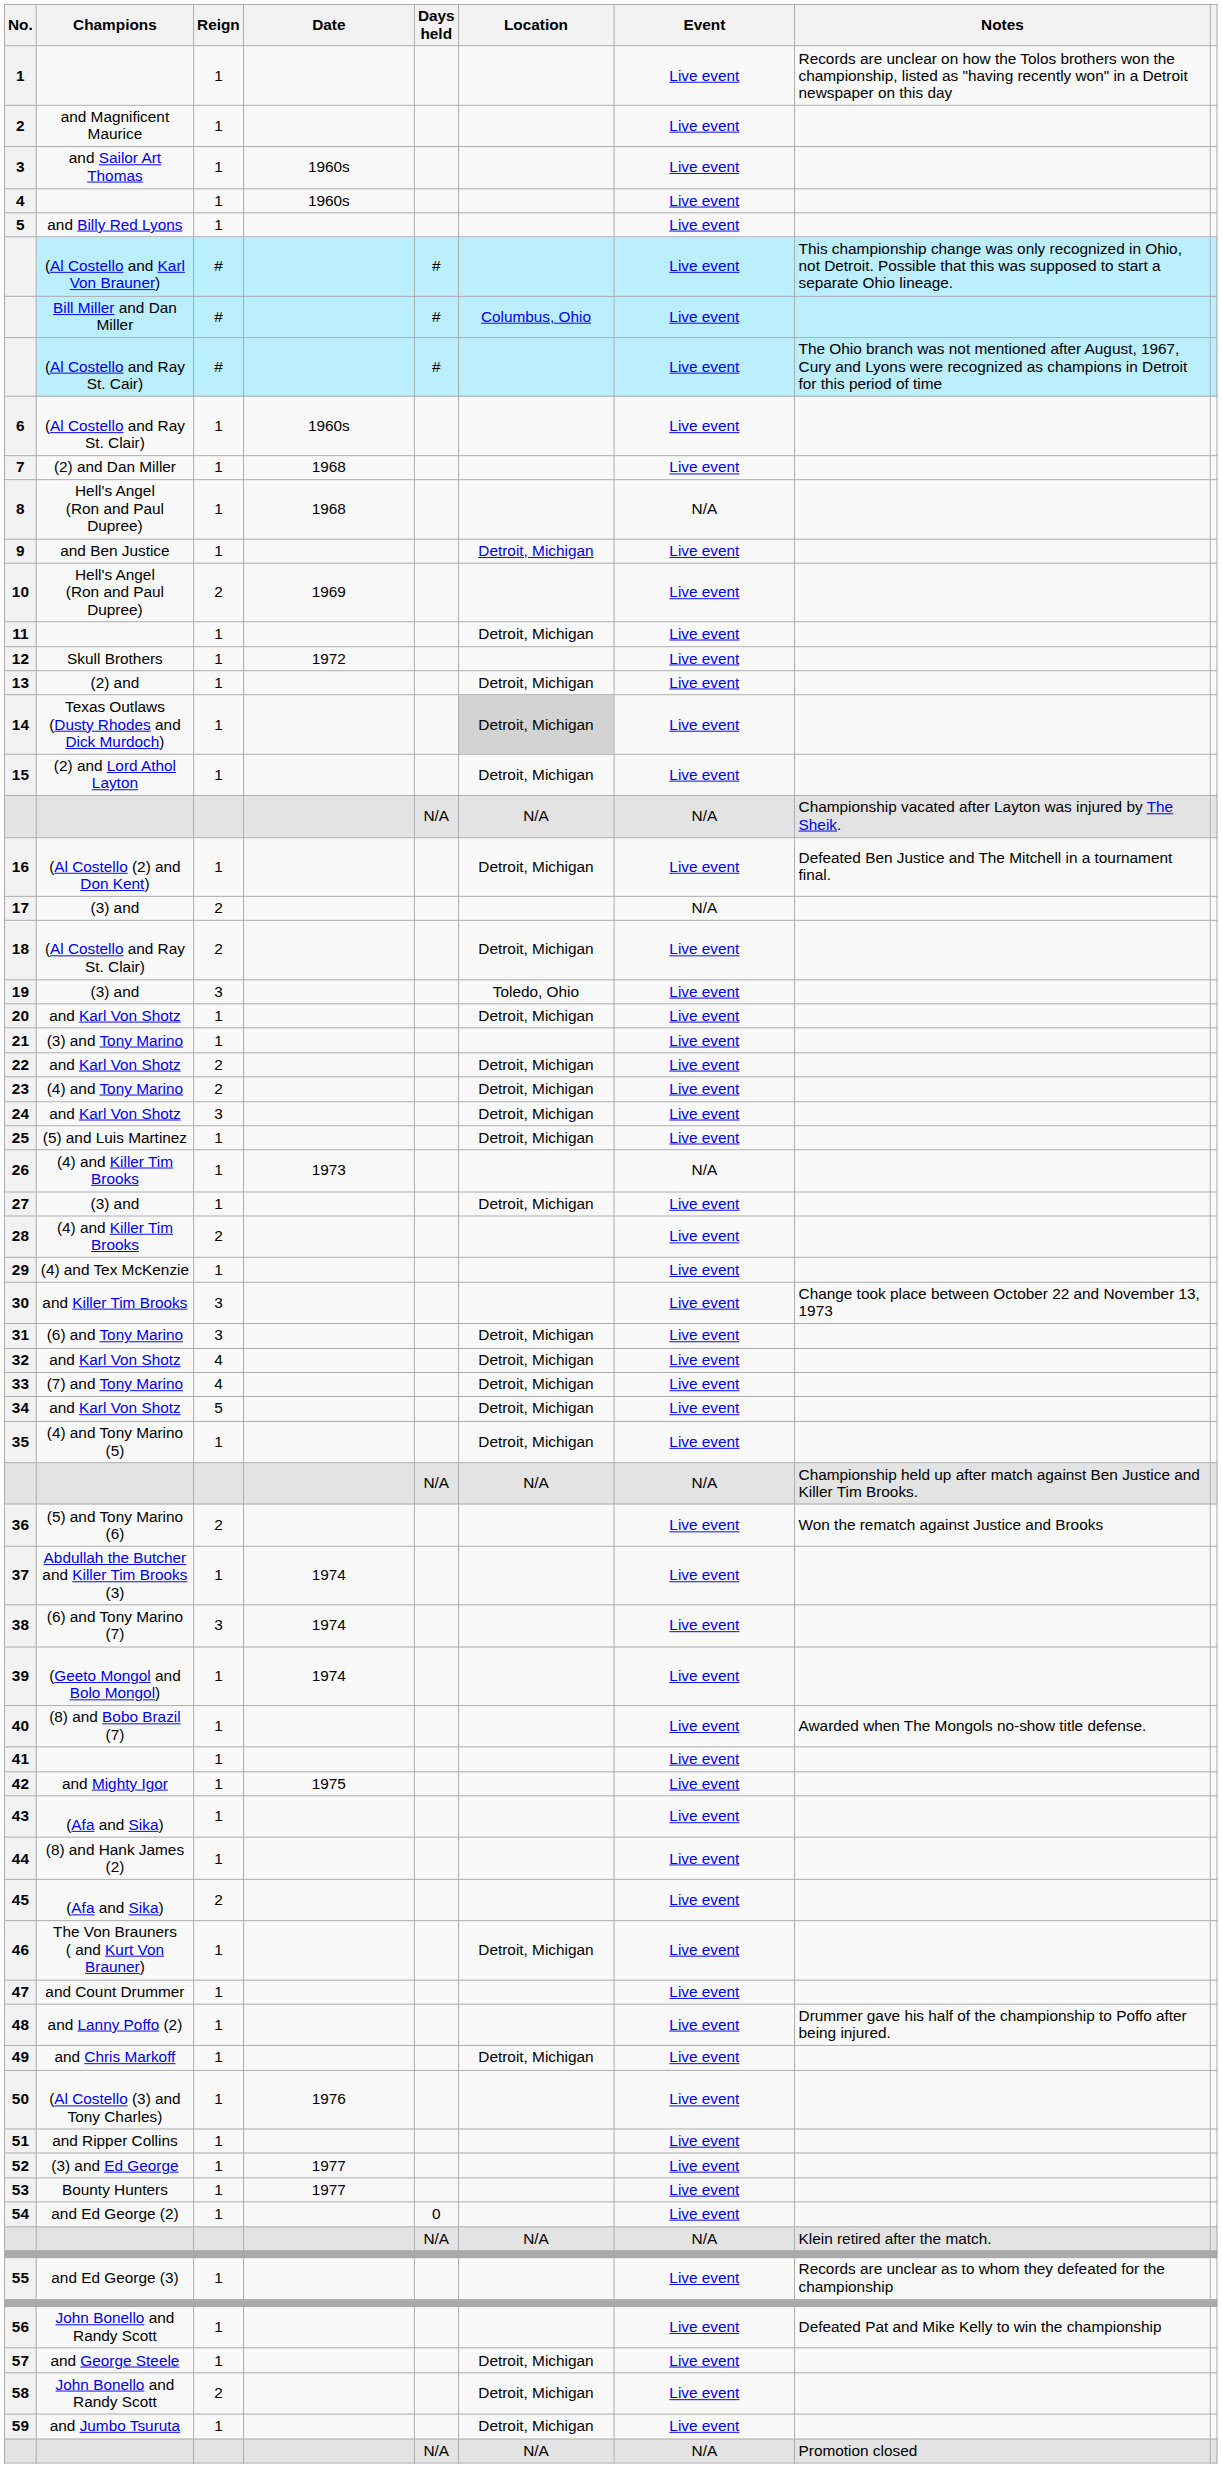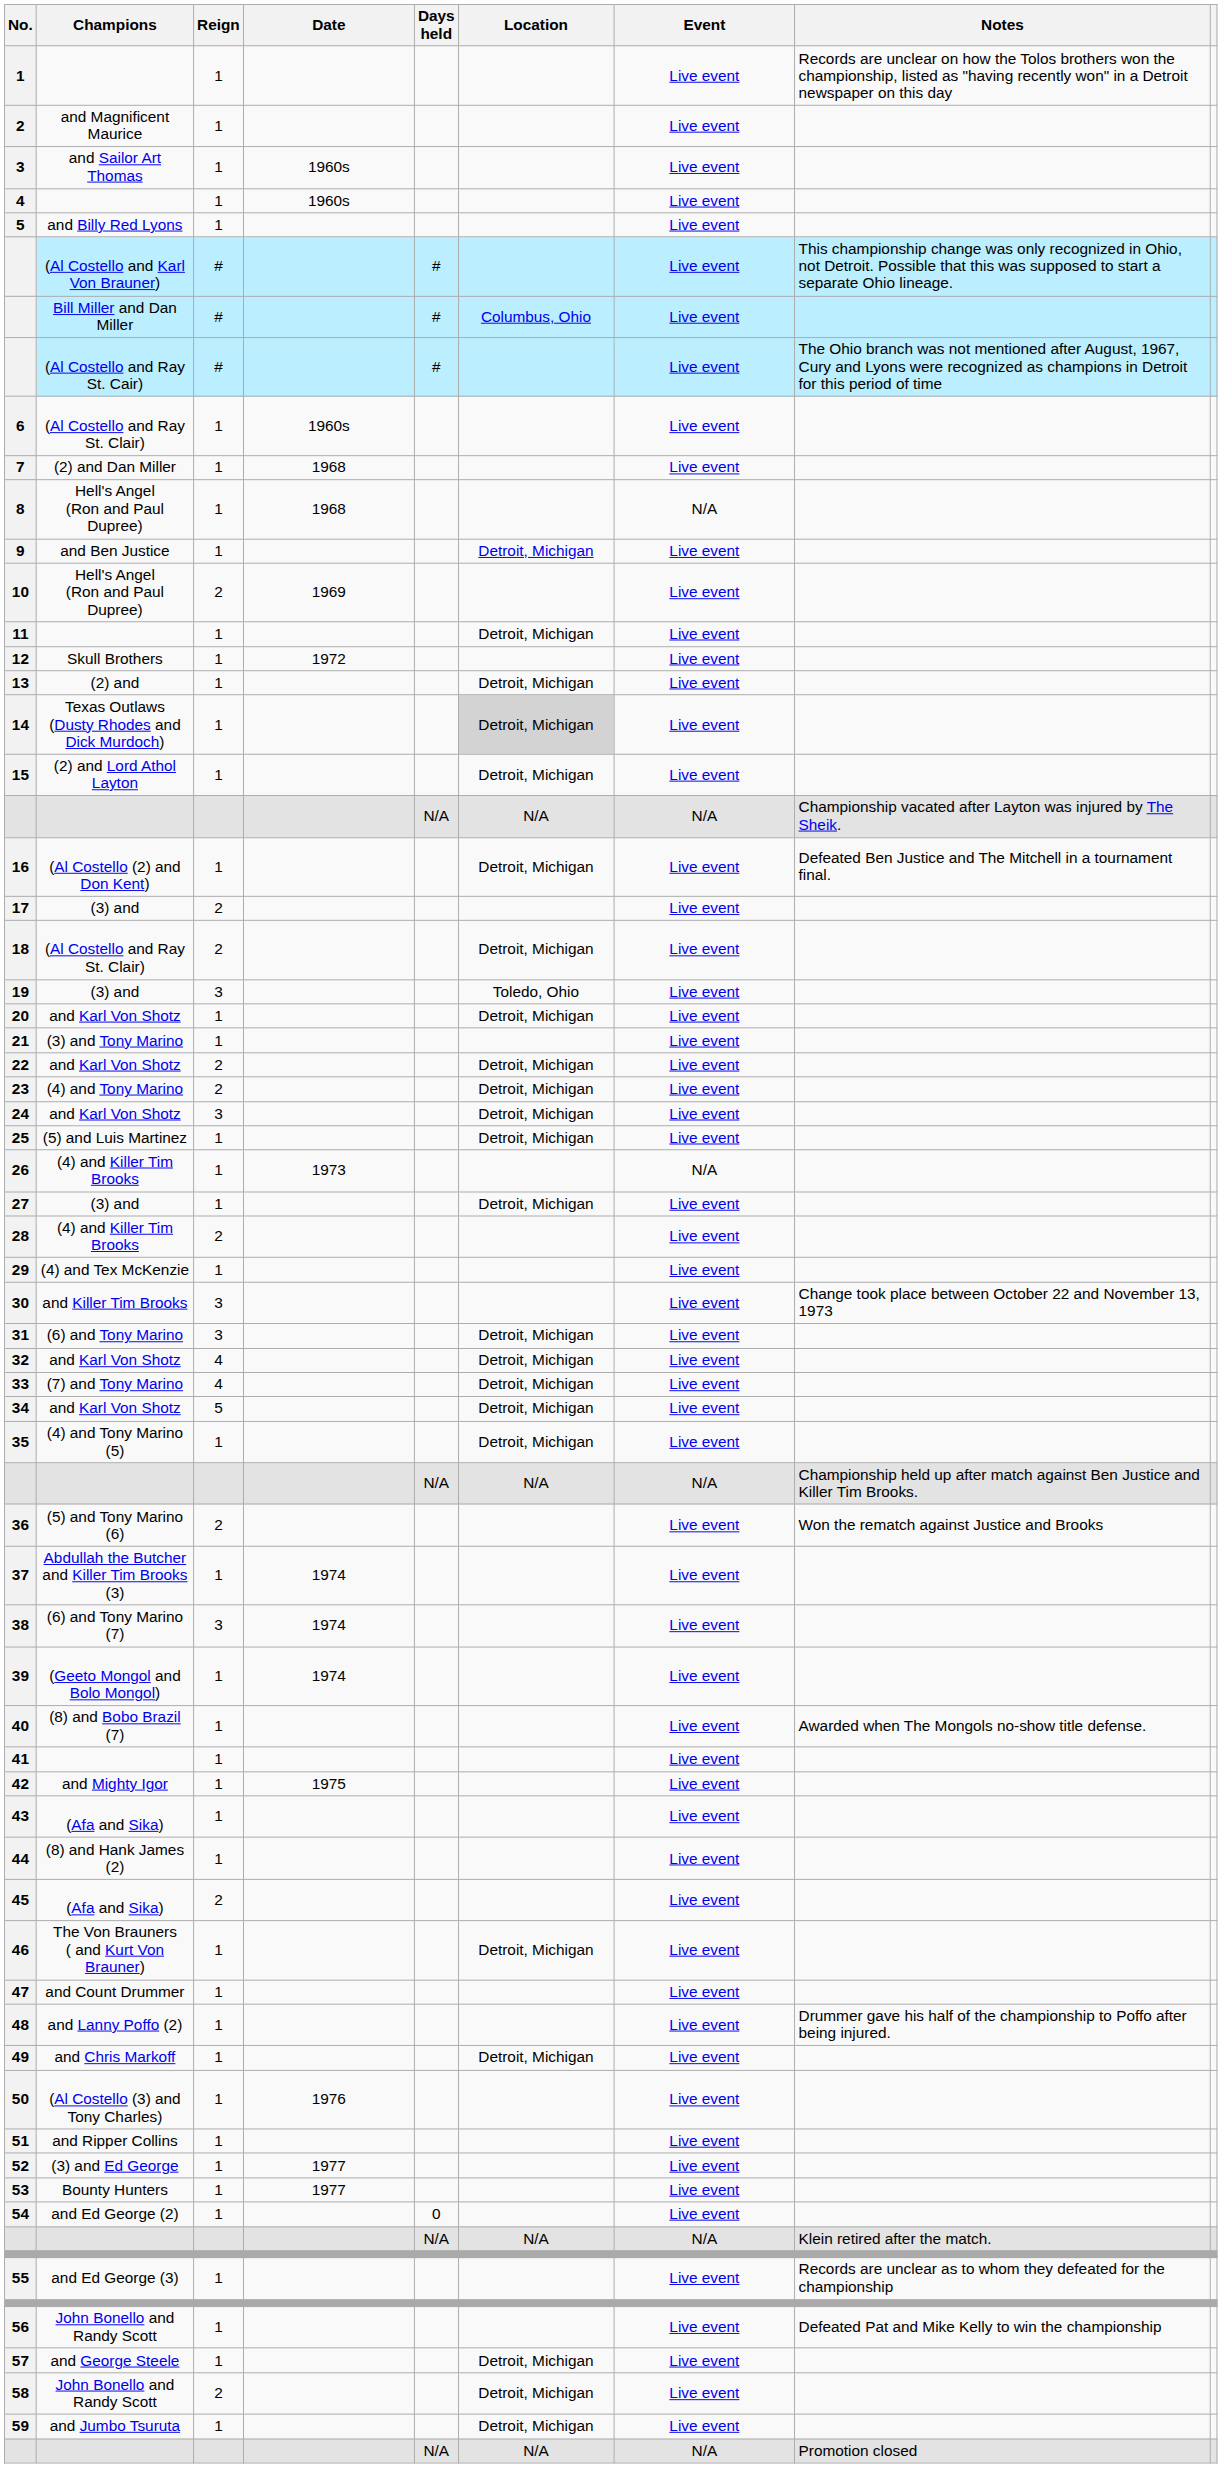(704, 908) N/A -> (704, 908) Live event
